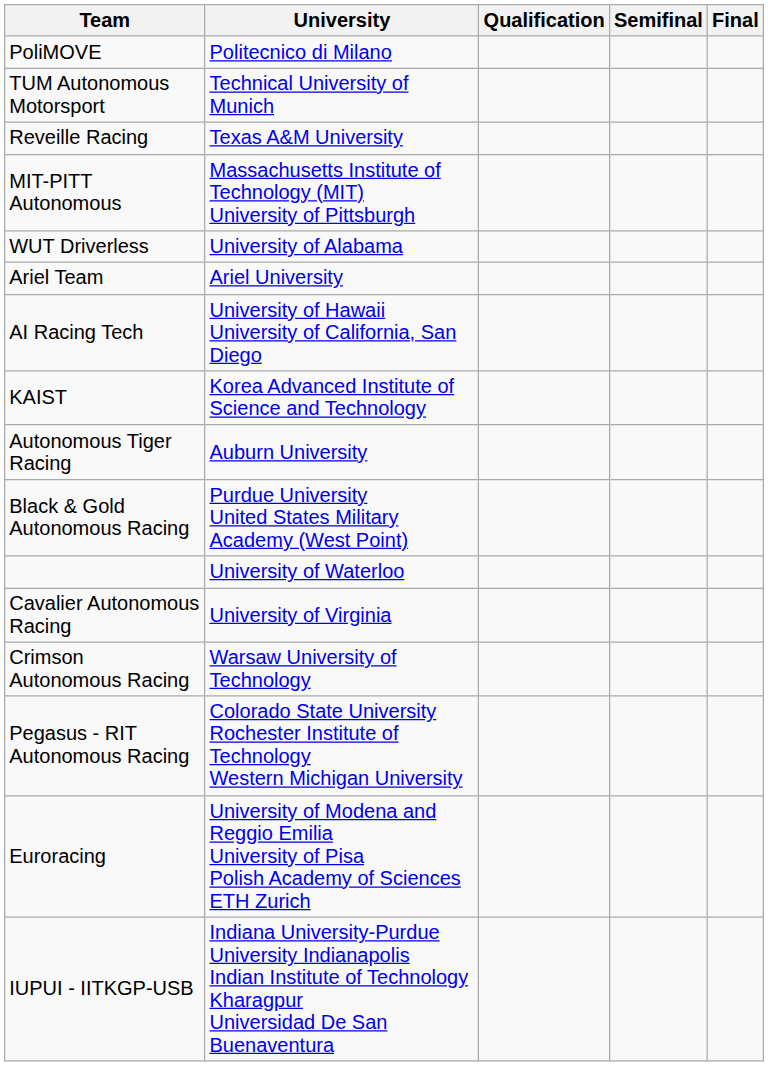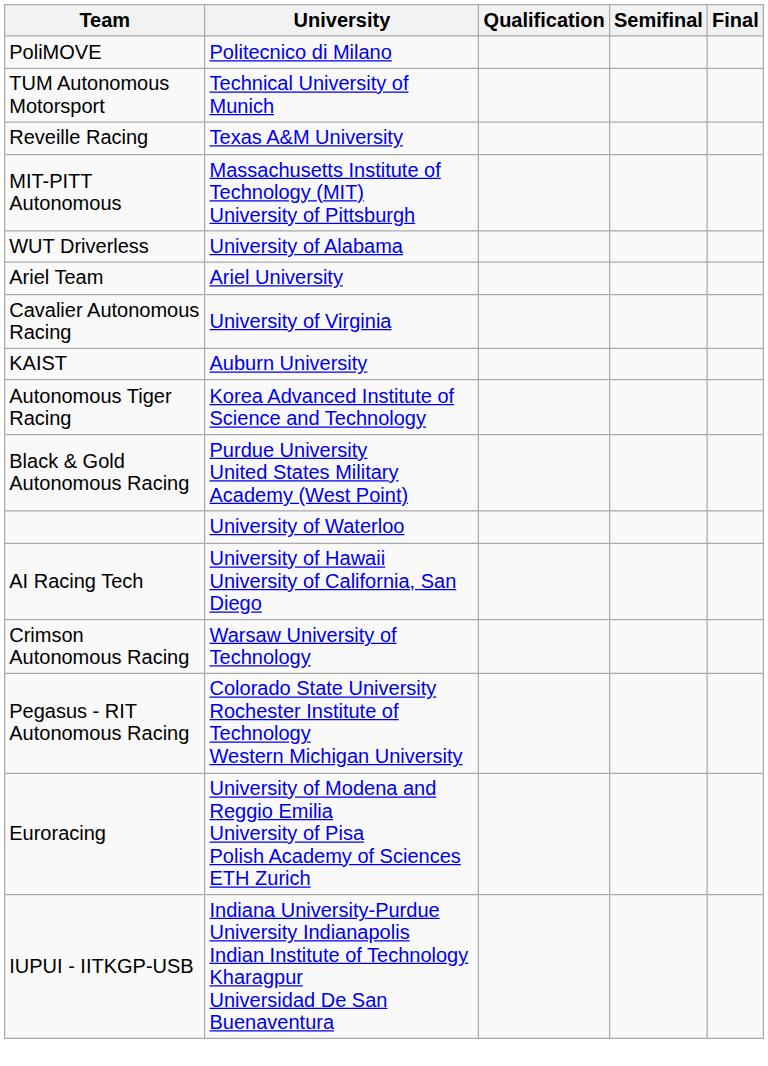rows swapped: (76, 332) <-> (104, 614)
(332, 397) Korea Advanced Institute of Science and Technology -> (288, 364) Auburn University
(288, 452) Auburn University -> (332, 407) Korea Advanced Institute of Science and Technology
